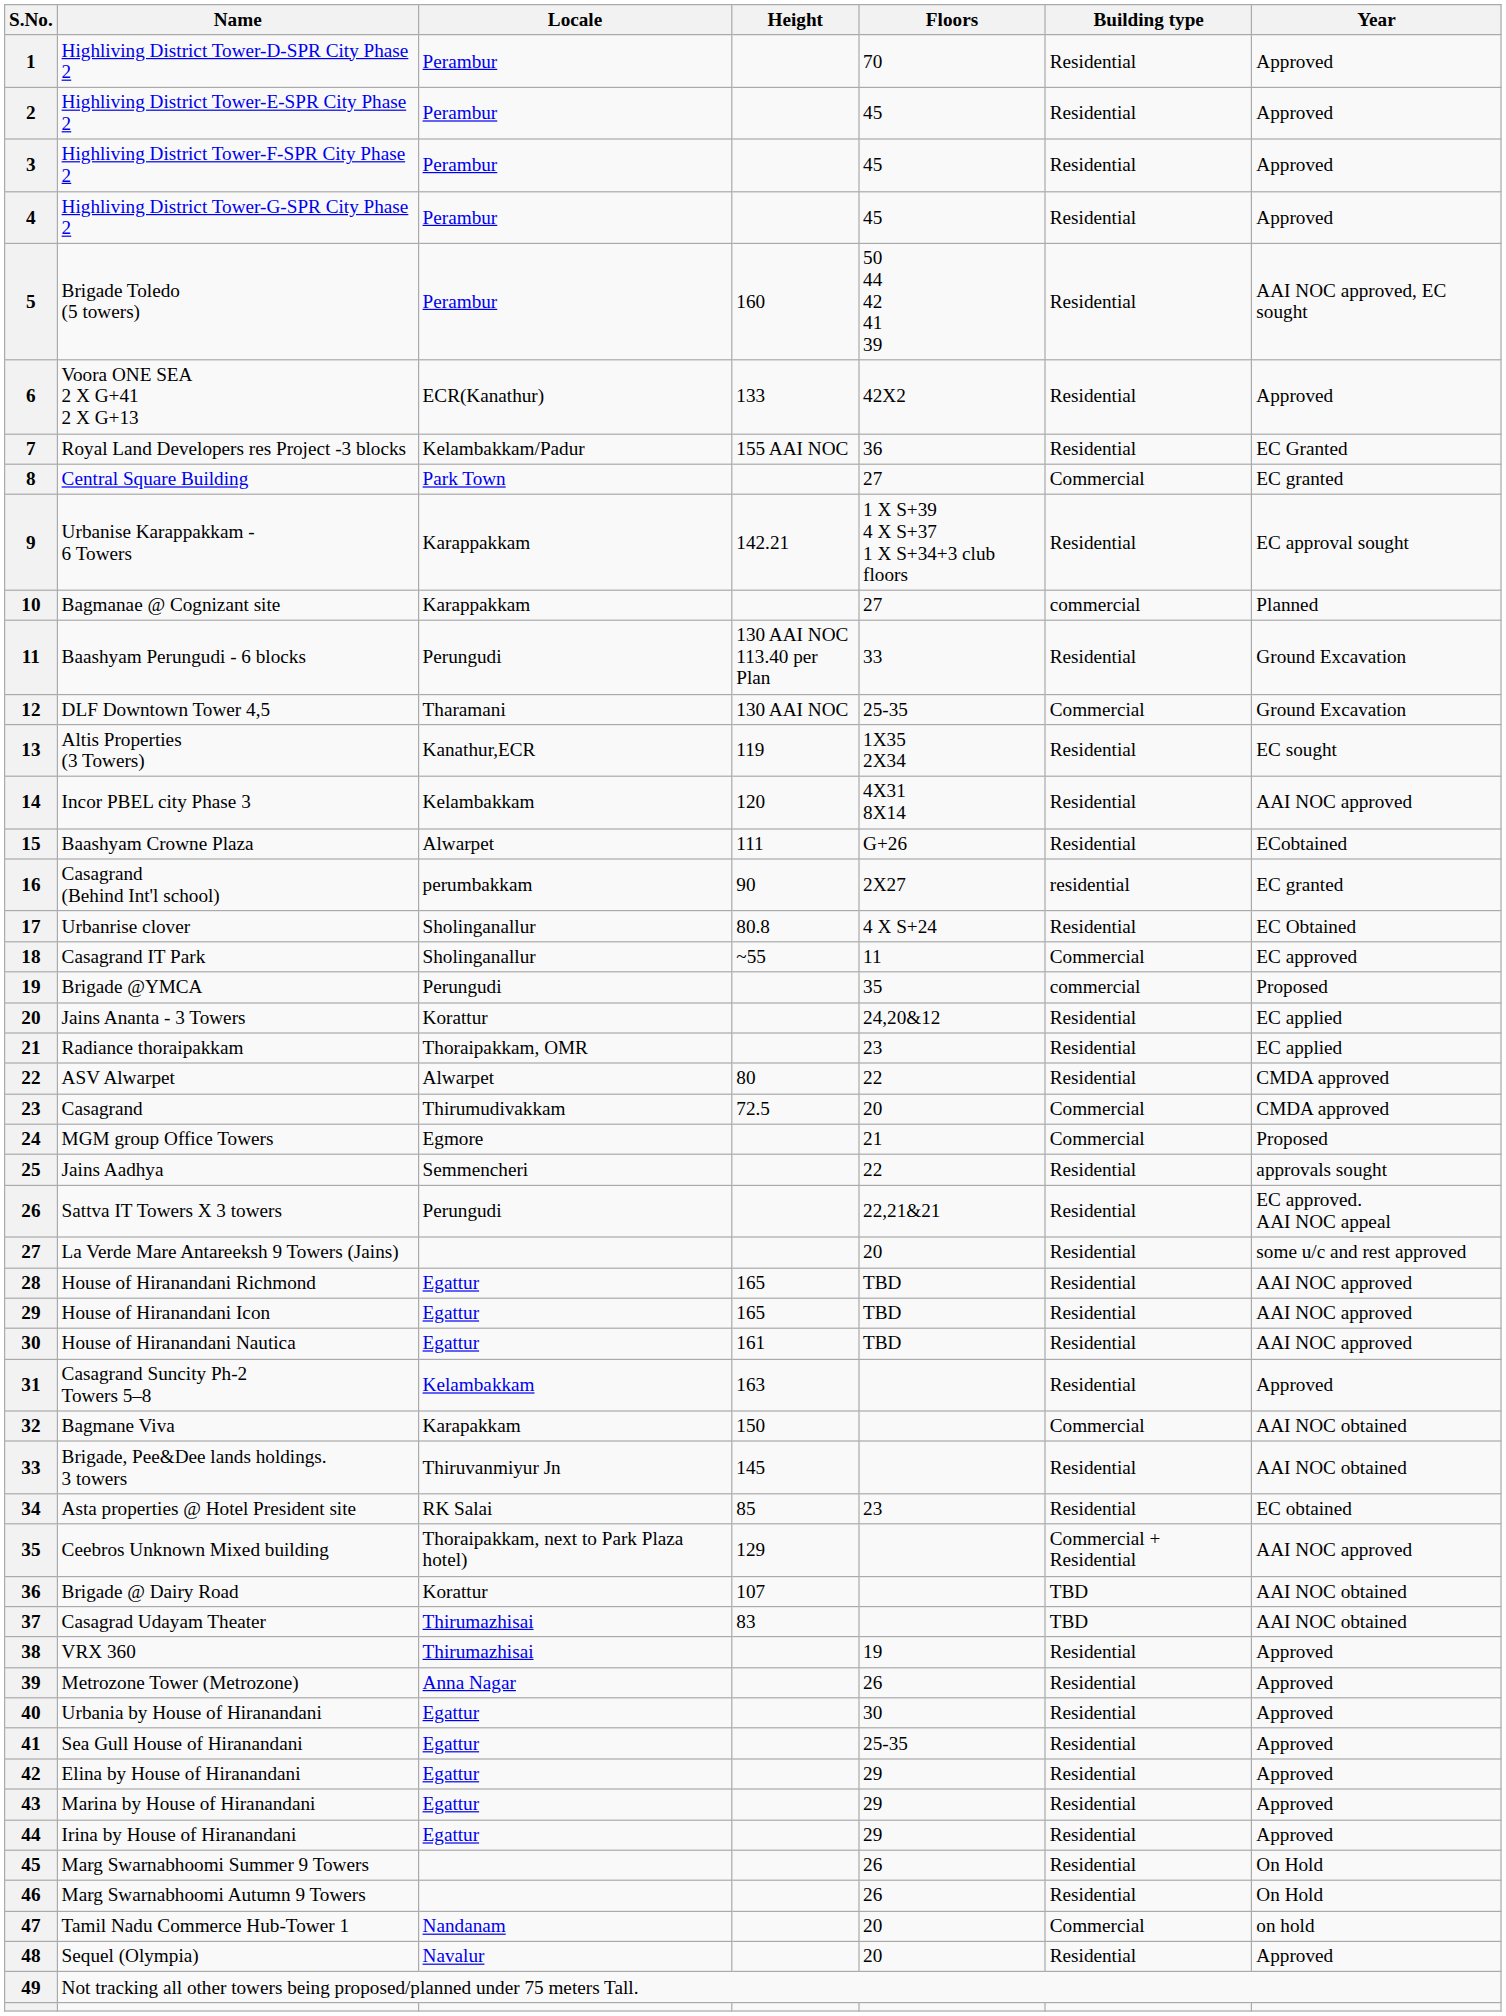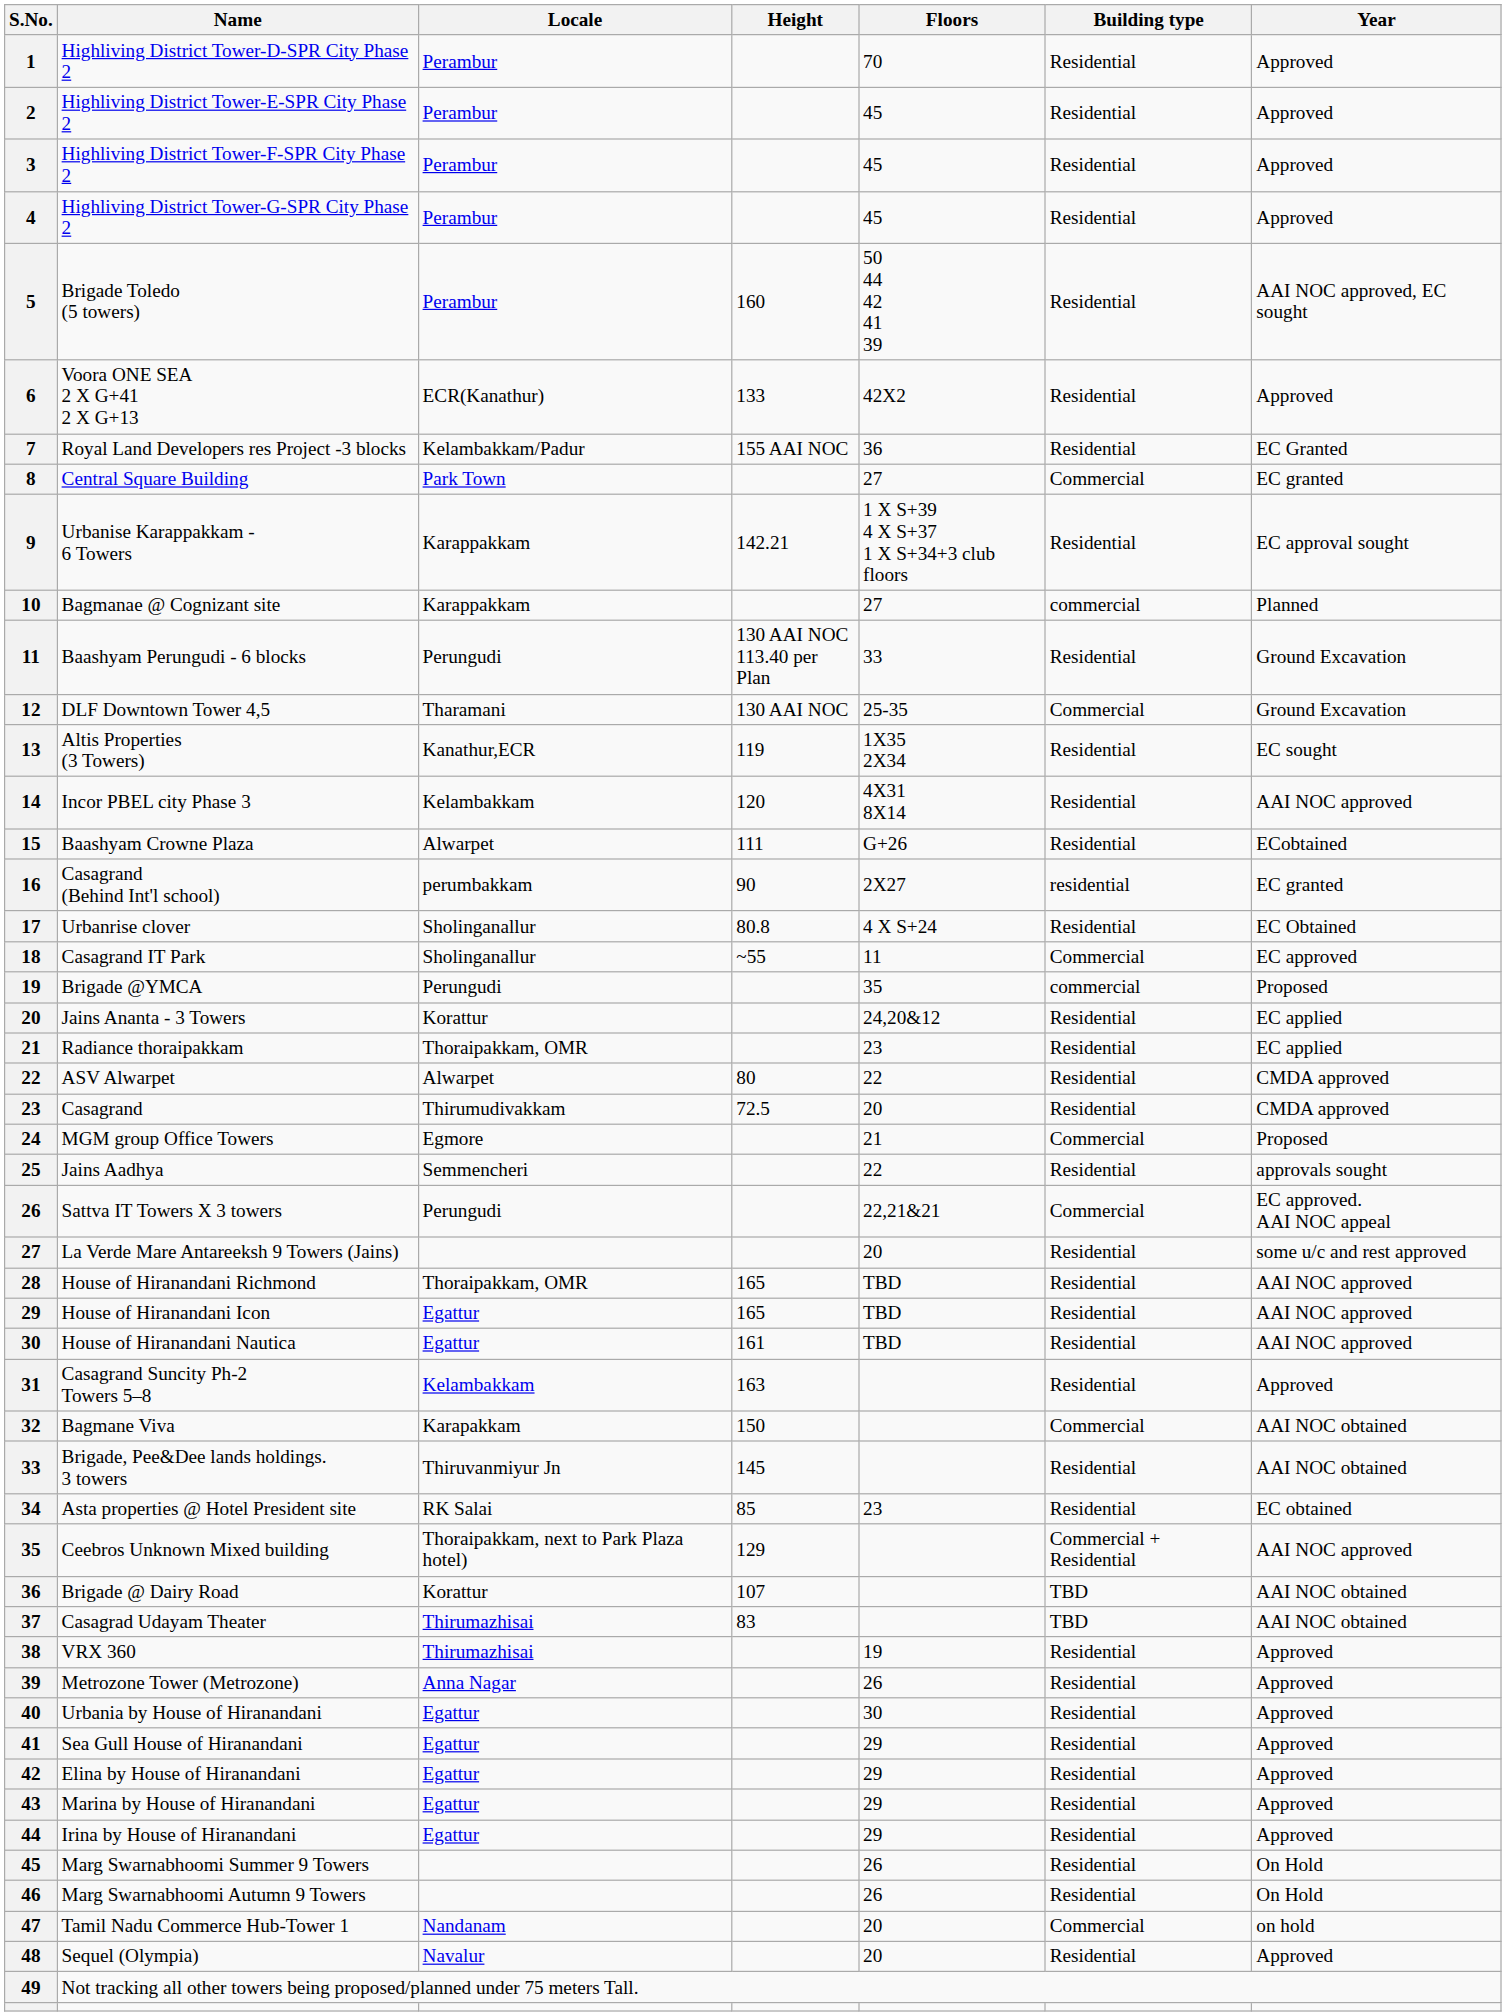(1097, 1108) Commercial -> (1093, 1108) Residential
(1093, 1211) Residential -> (1097, 1211) Commercial
(451, 1282) Egattur -> (505, 1282) Thoraipakkam, OMR
(885, 1743) 25-35 -> (873, 1743) 29
